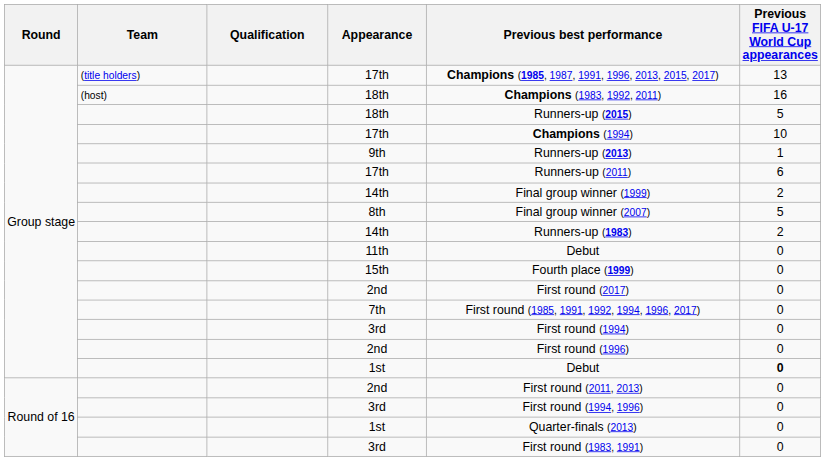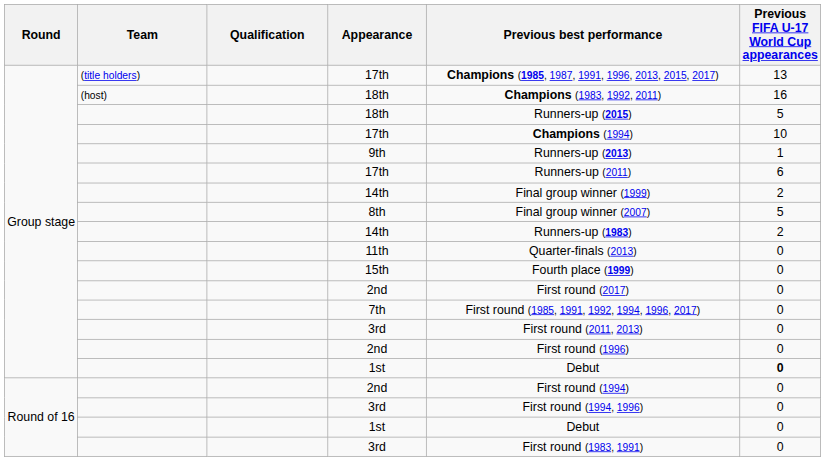(583, 251) Debut -> (583, 251) Quarter-finals (2013)
(583, 329) First round (1994) -> (583, 329) First round (2011, 2013)
(583, 388) First round (2011, 2013) -> (583, 388) First round (1994)
(583, 427) Quarter-finals (2013) -> (583, 427) Debut
